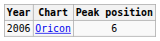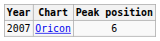(19, 29) 2006 -> (19, 29) 2007
